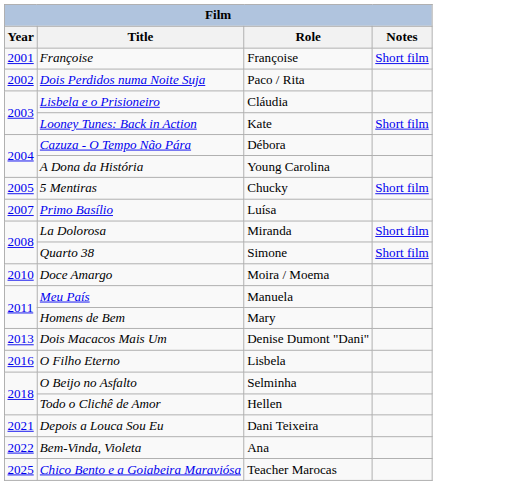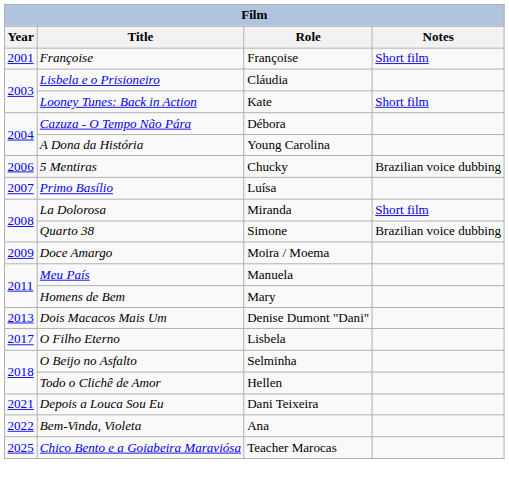- row: (123, 80)
(21, 188) 2005 -> (21, 166) 2006
(402, 188) Short film -> (438, 166) Brazilian voice dubbing
(402, 253) Short film -> (438, 231) Brazilian voice dubbing
(21, 275) 2010 -> (21, 253) 2009
(21, 361) 2016 -> (21, 339) 2017
